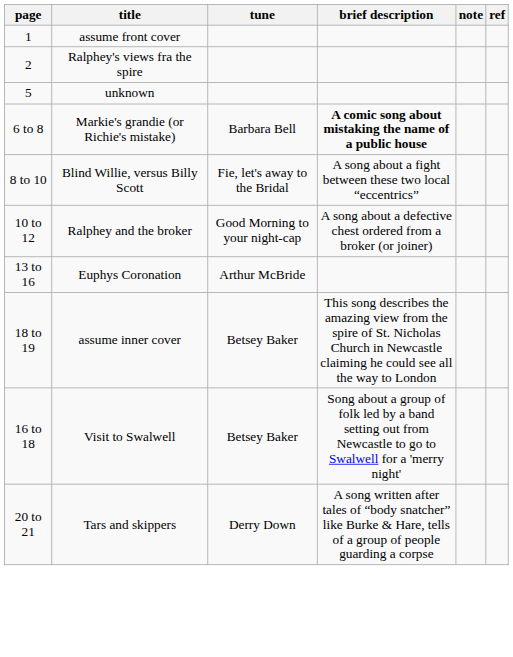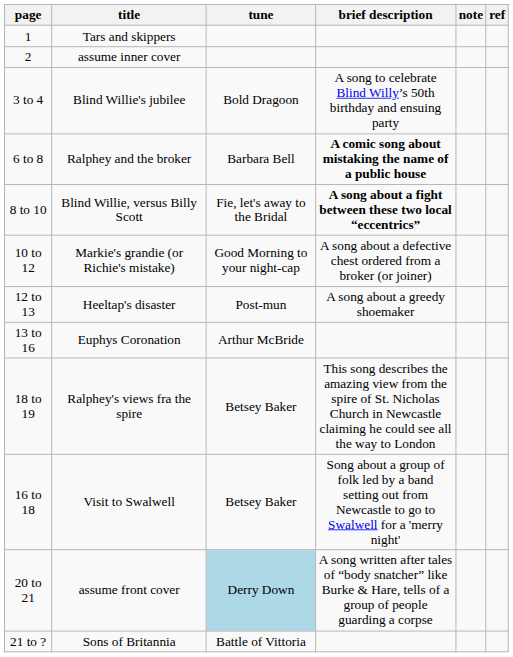(130, 36) assume front cover -> (129, 36) Tars and skippers
(130, 64) Ralphey's views fra the spire -> (129, 57) assume inner cover
+ row: (28, 100)
- row: (28, 93)
(130, 129) Markie's grandie (or Richie's mistake) -> (129, 159) Ralphey and the broker
(386, 180) normal -> (386, 209) bold
(130, 231) Ralphey and the broker -> (129, 260) Markie's grandie (or Richie's mistake)
+ row: (28, 304)
(130, 340) assume inner cover -> (129, 406) Ralphey's views fra the spire
(130, 524) Tars and skippers -> (129, 590) assume front cover
(262, 524) no background -> (261, 590) lightblue background
+ row: (28, 641)
